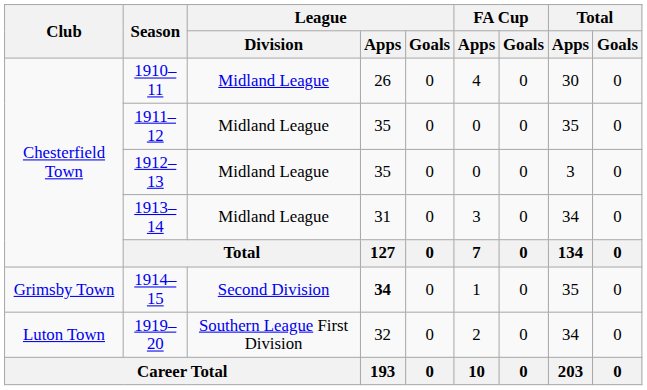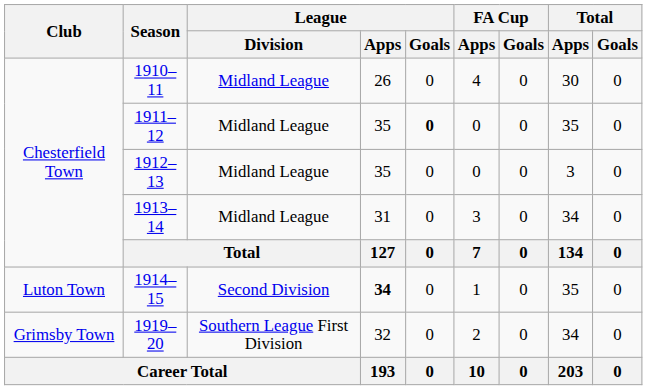(430, 126) normal -> (430, 126) bold
(64, 289) Grimsby Town -> (64, 289) Luton Town
(64, 334) Luton Town -> (64, 334) Grimsby Town
